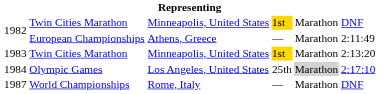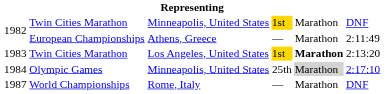(208, 53) Minneapolis, United States -> (208, 53) Los Angeles, United States
(316, 53) normal -> (319, 53) bold
(208, 69) Los Angeles, United States -> (208, 69) Minneapolis, United States
